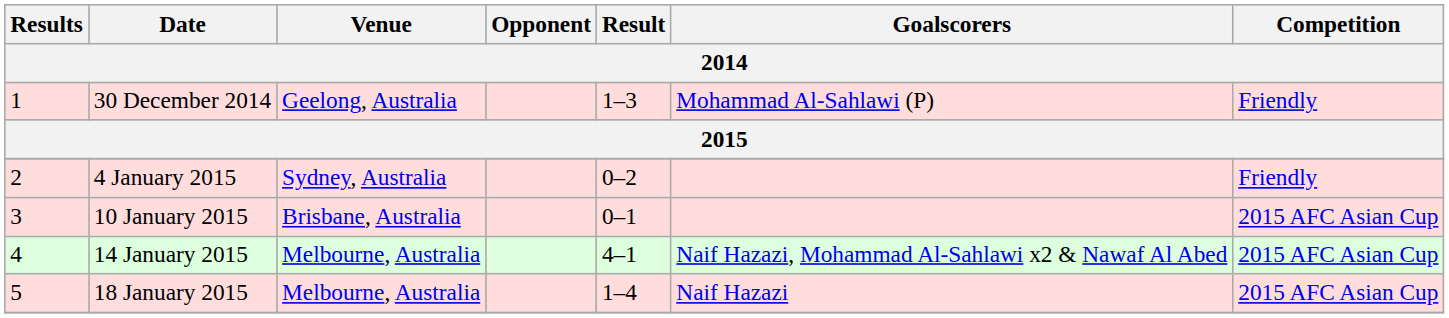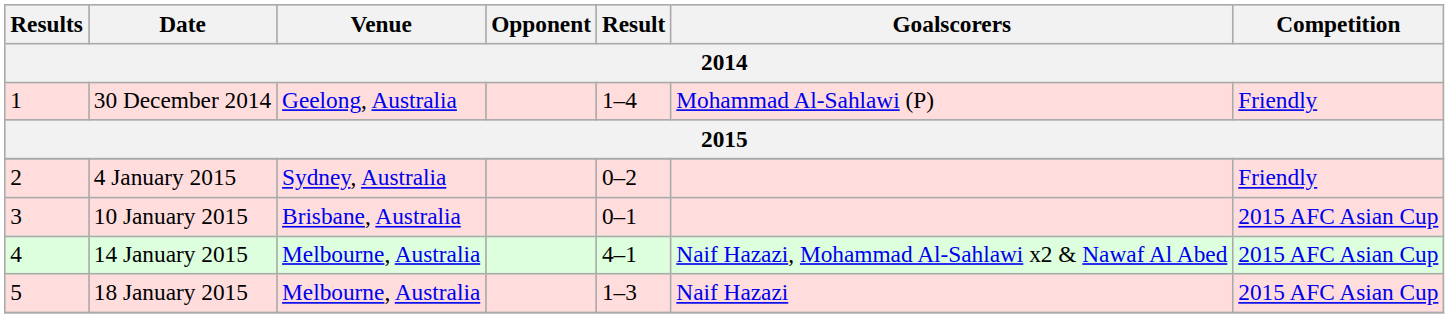(619, 101) 1–3 -> (619, 101) 1–4
(619, 293) 1–4 -> (619, 293) 1–3
